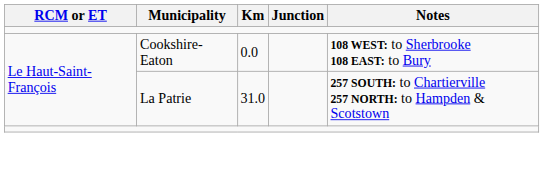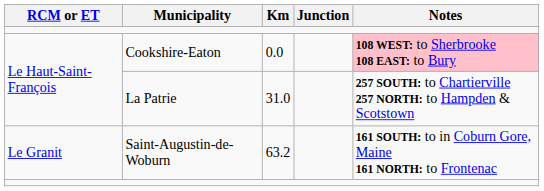(401, 52) no background -> (426, 52) pink background
+ row: (179, 152)
